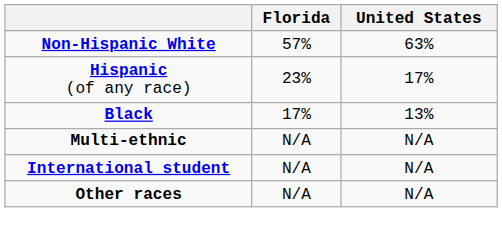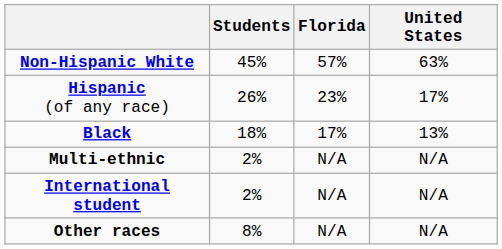+ column: (252, 27)
